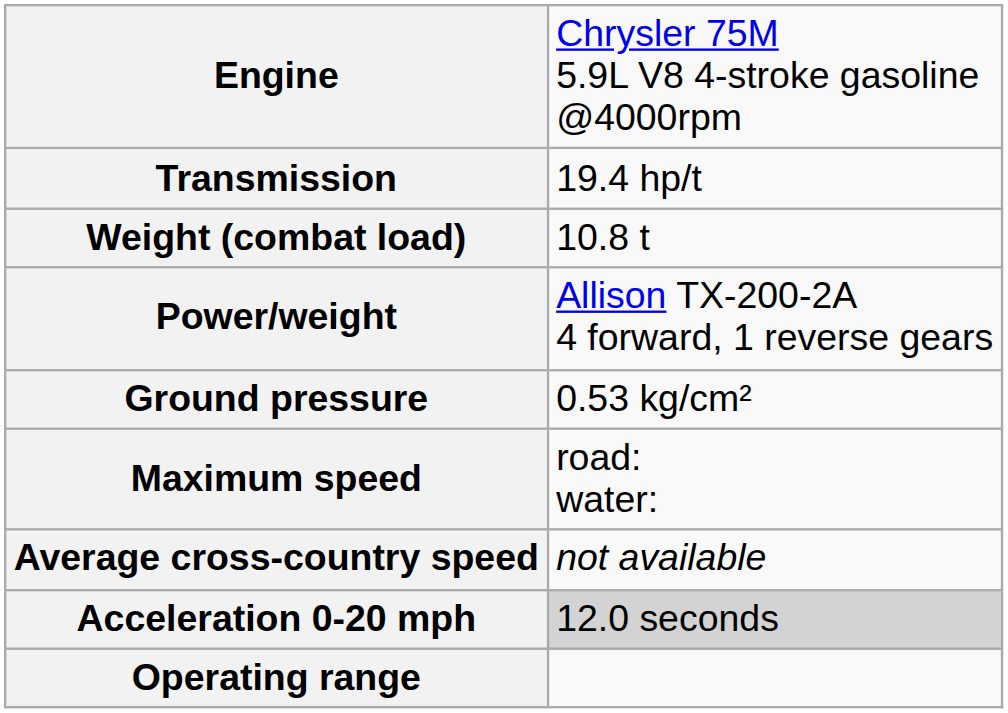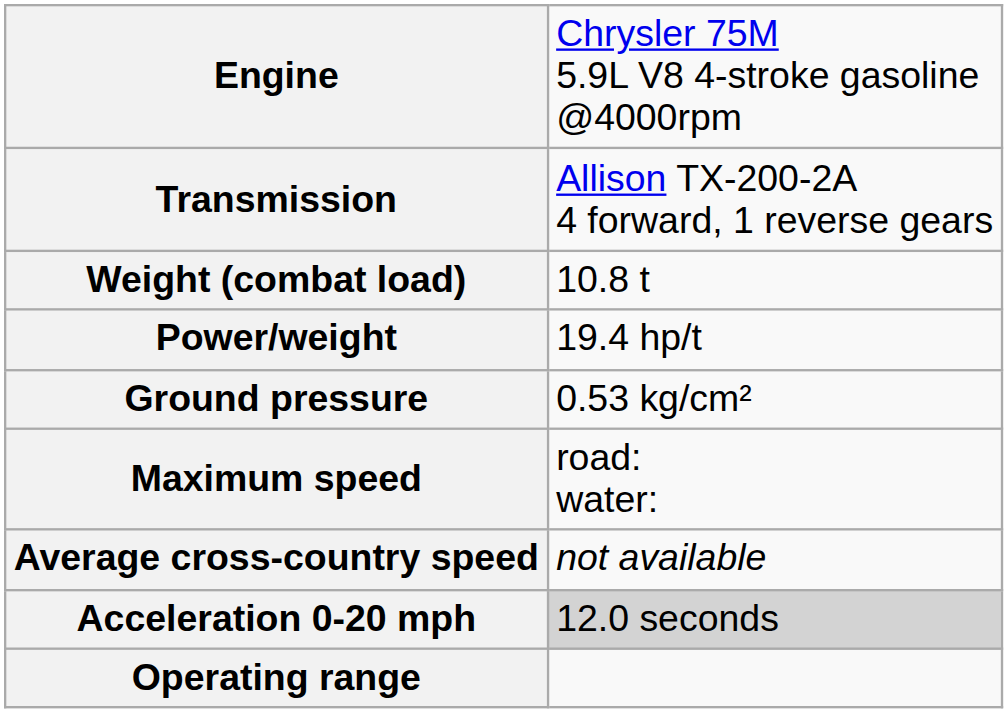(629, 177) 19.4 hp/t -> (775, 198) Allison TX-200-2A 4 forward, 1 reverse gears
(775, 317) Allison TX-200-2A 4 forward, 1 reverse gears -> (629, 338) 19.4 hp/t
